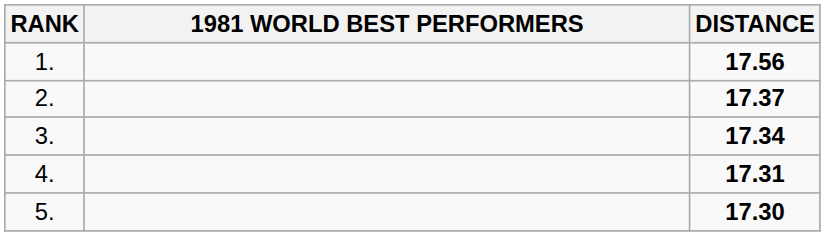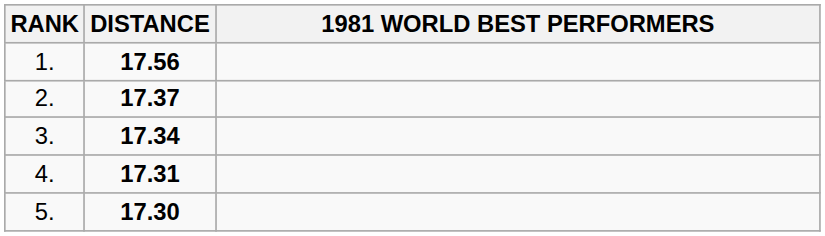columns swapped: (387, 24) <-> (755, 24)
